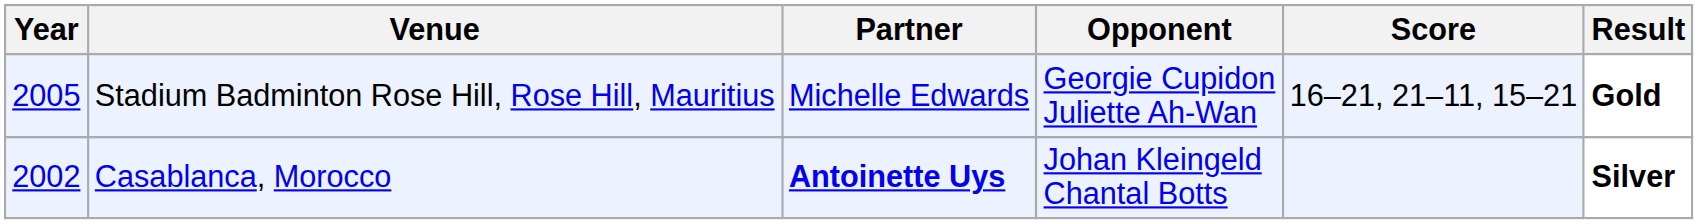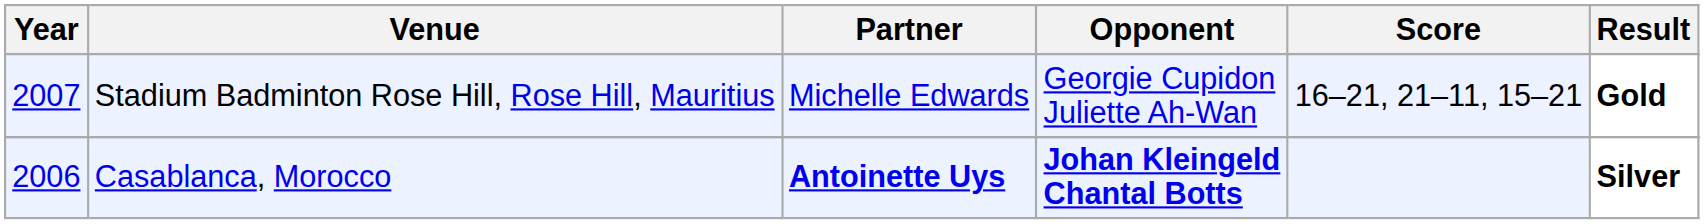(46, 95) 2005 -> (46, 95) 2007
(46, 178) 2002 -> (46, 178) 2006
(1153, 178) normal -> (1162, 178) bold
